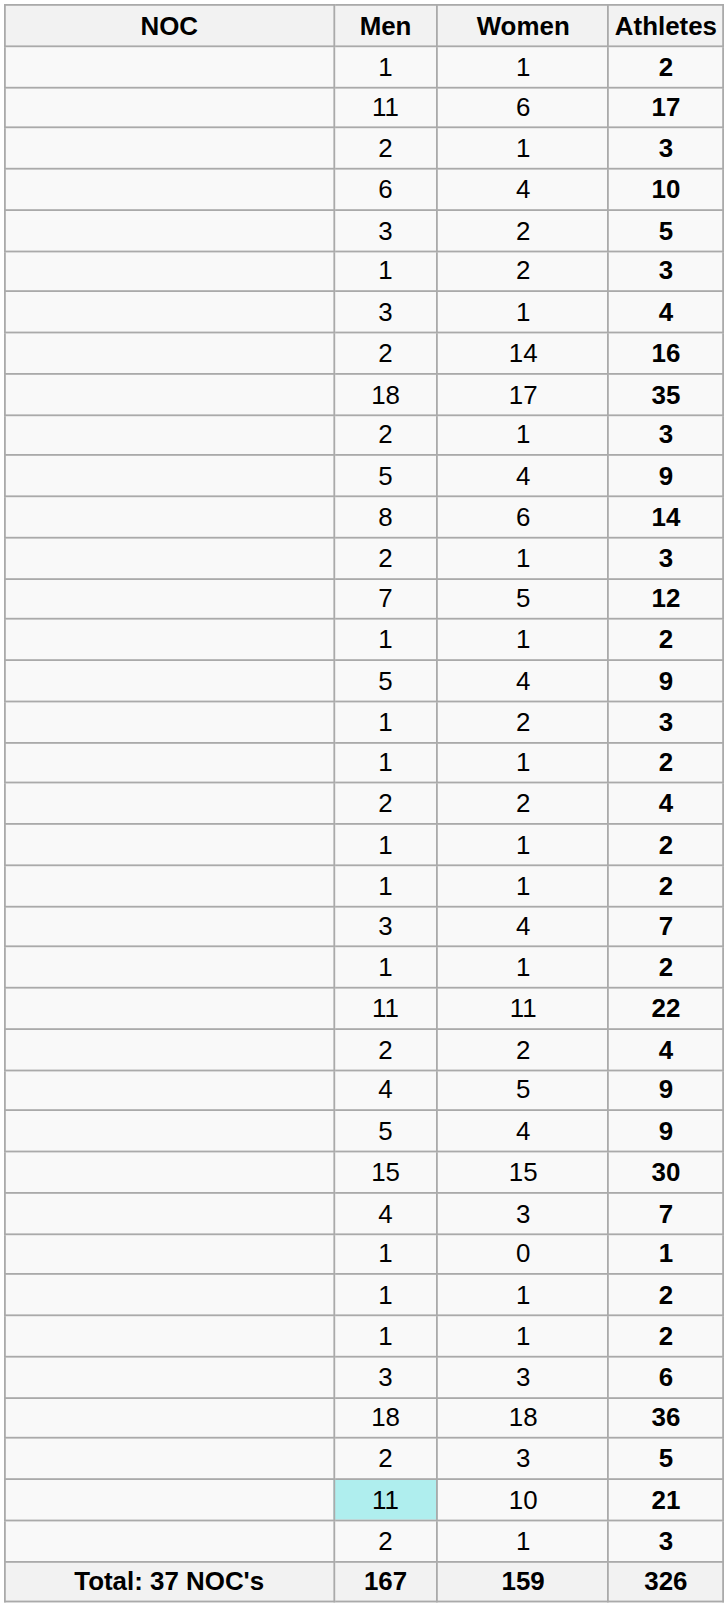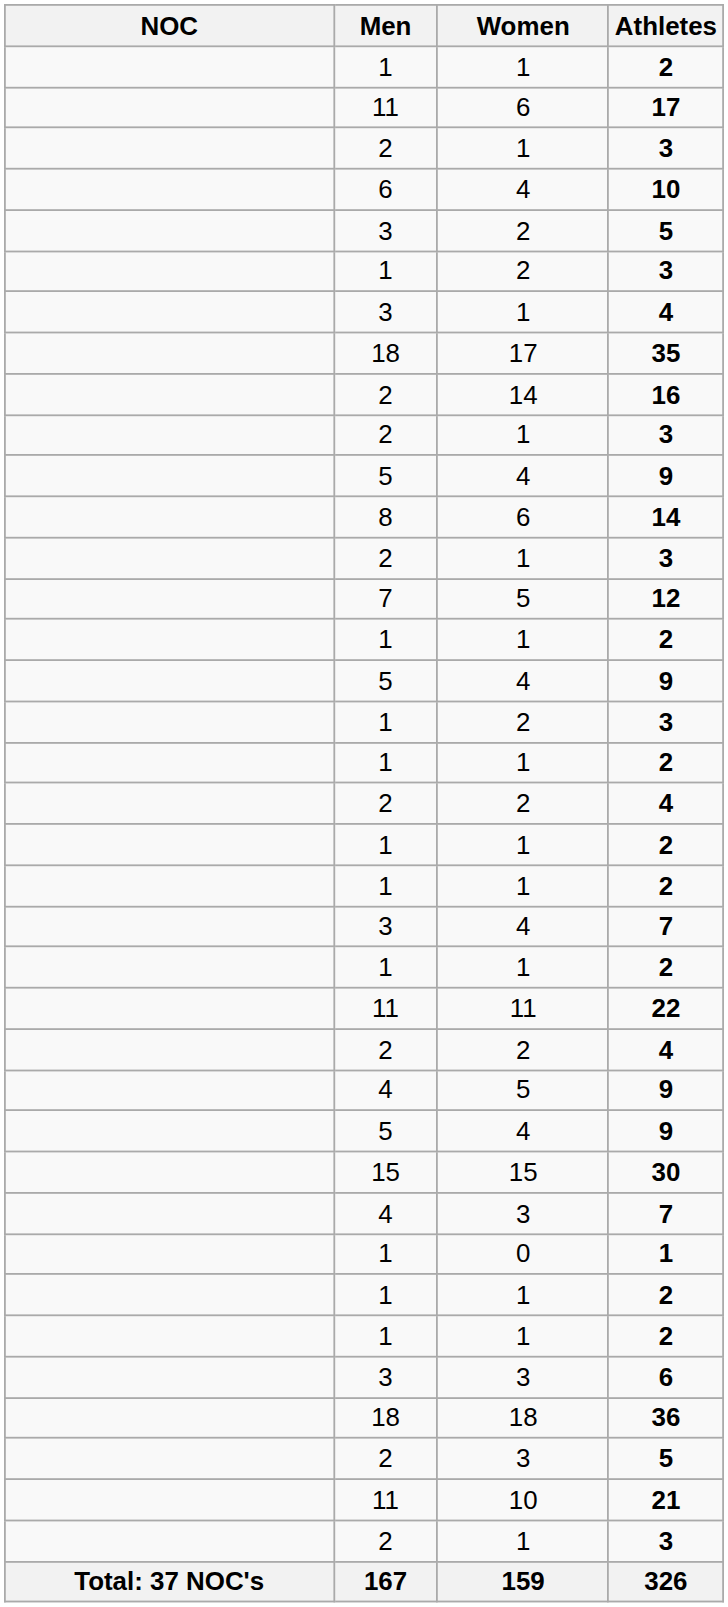rows swapped: (523, 394) <-> (523, 353)
(386, 1500) paleturquoise background -> (386, 1500) no background
